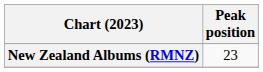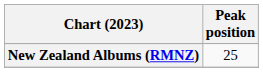(231, 55) 23 -> (231, 55) 25
